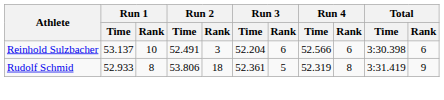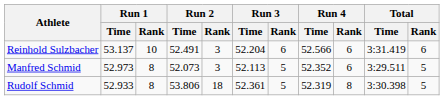(386, 50) 3:30.398 -> (386, 50) 3:31.419
+ row: (44, 68)
(386, 68) 3:31.419 -> (386, 86) 3:30.398
(424, 68) 9 -> (424, 86) 5
